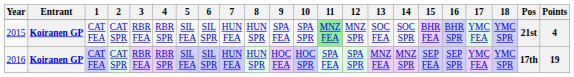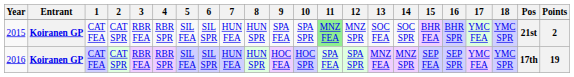(555, 32) 4 -> (555, 32) 2
